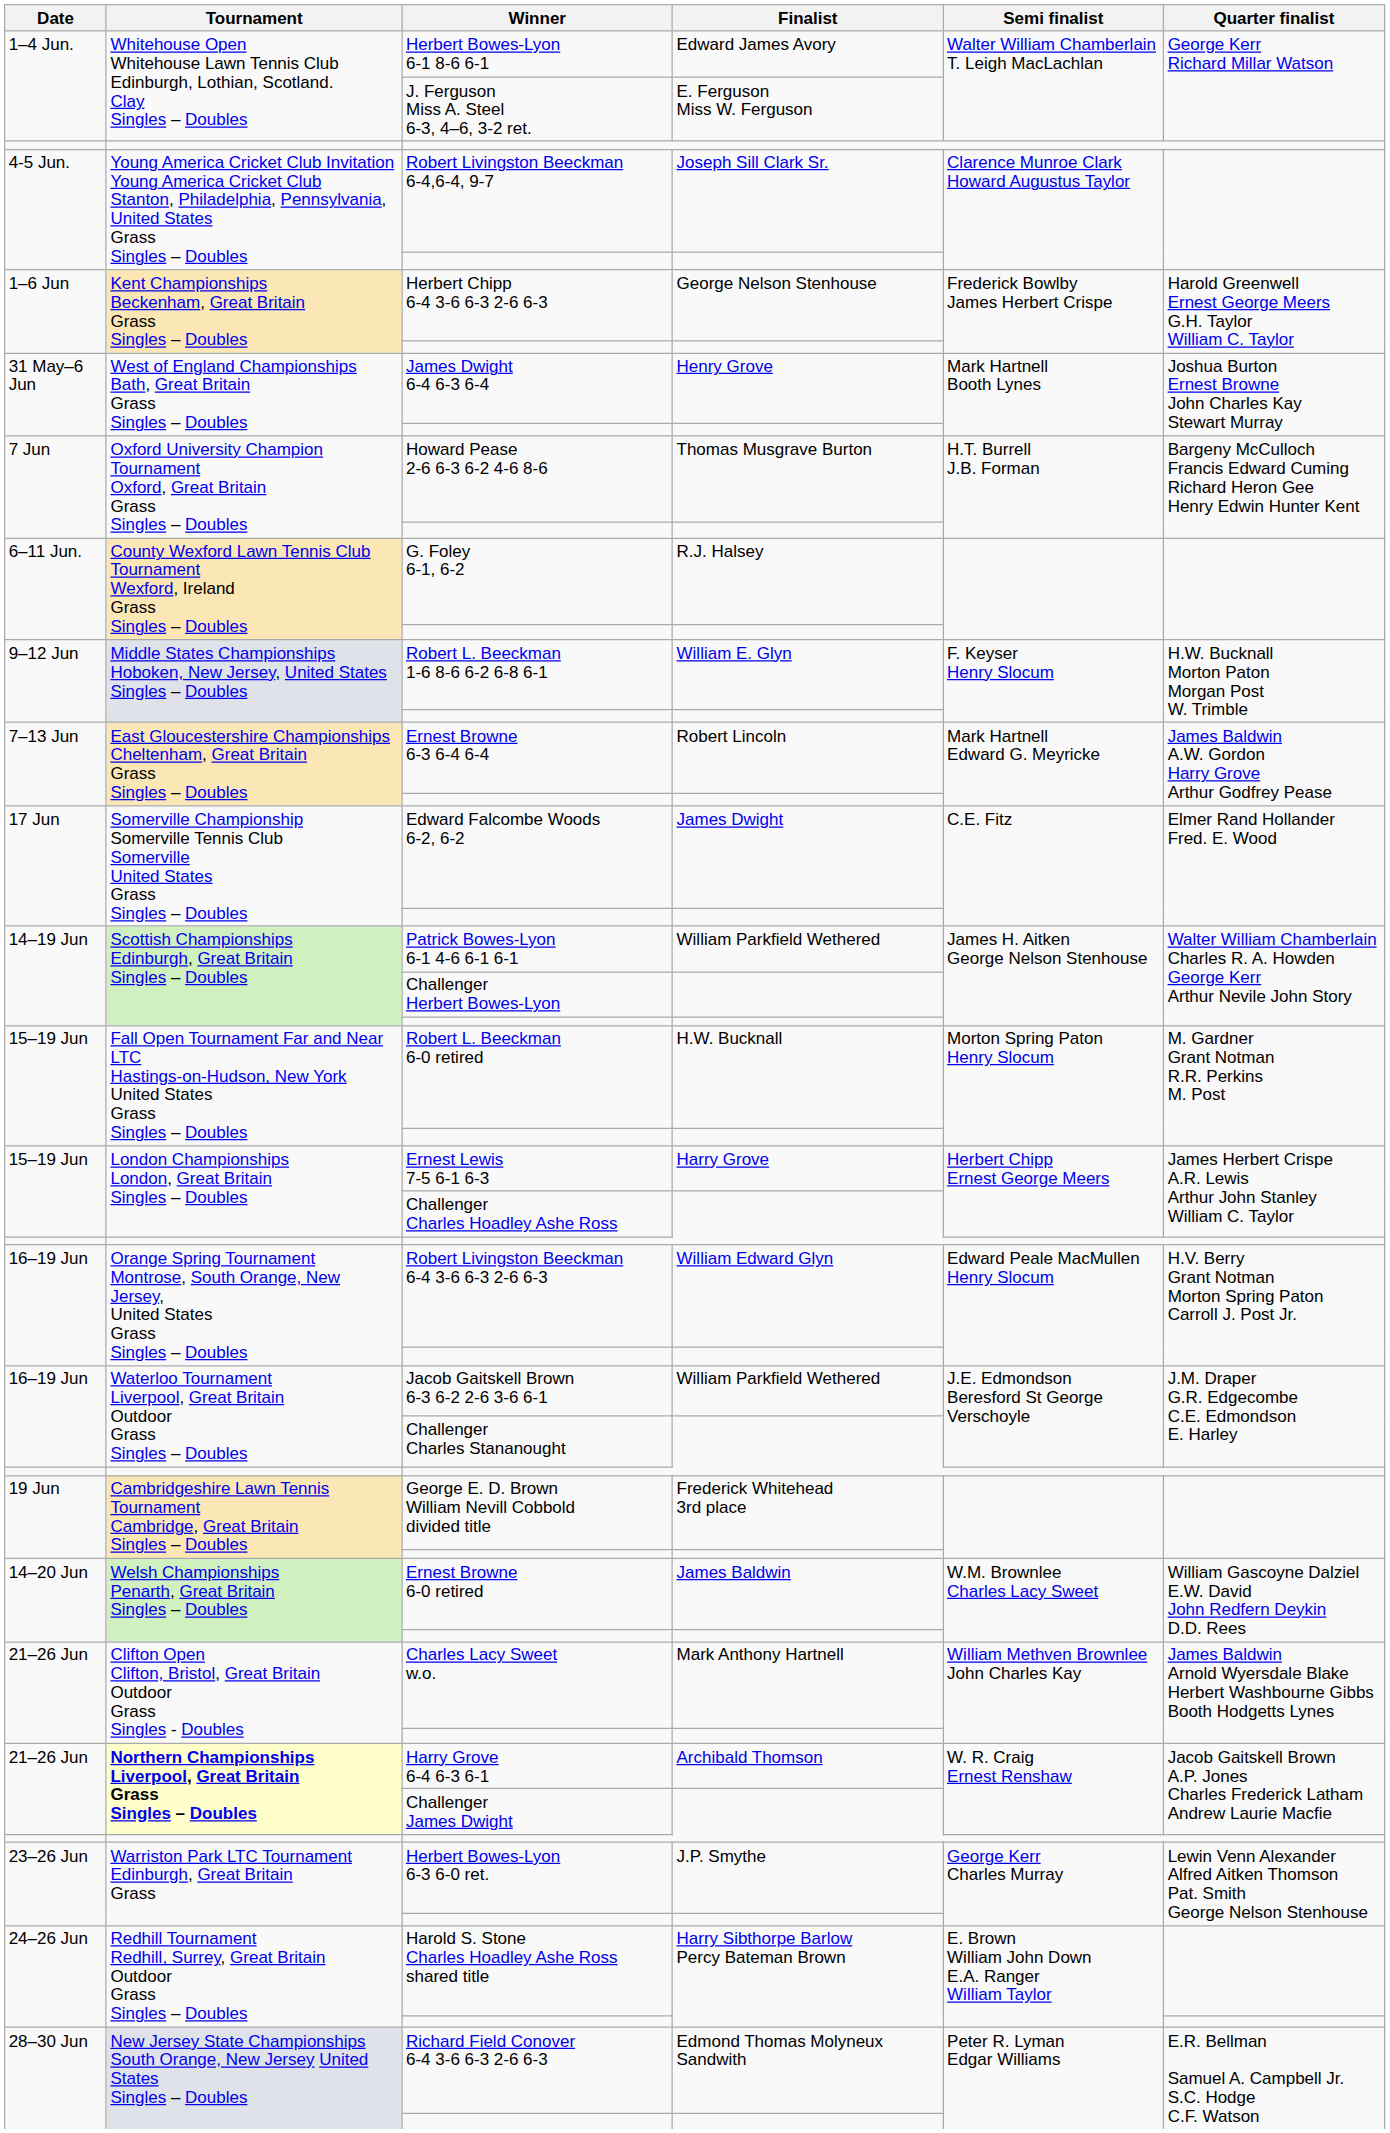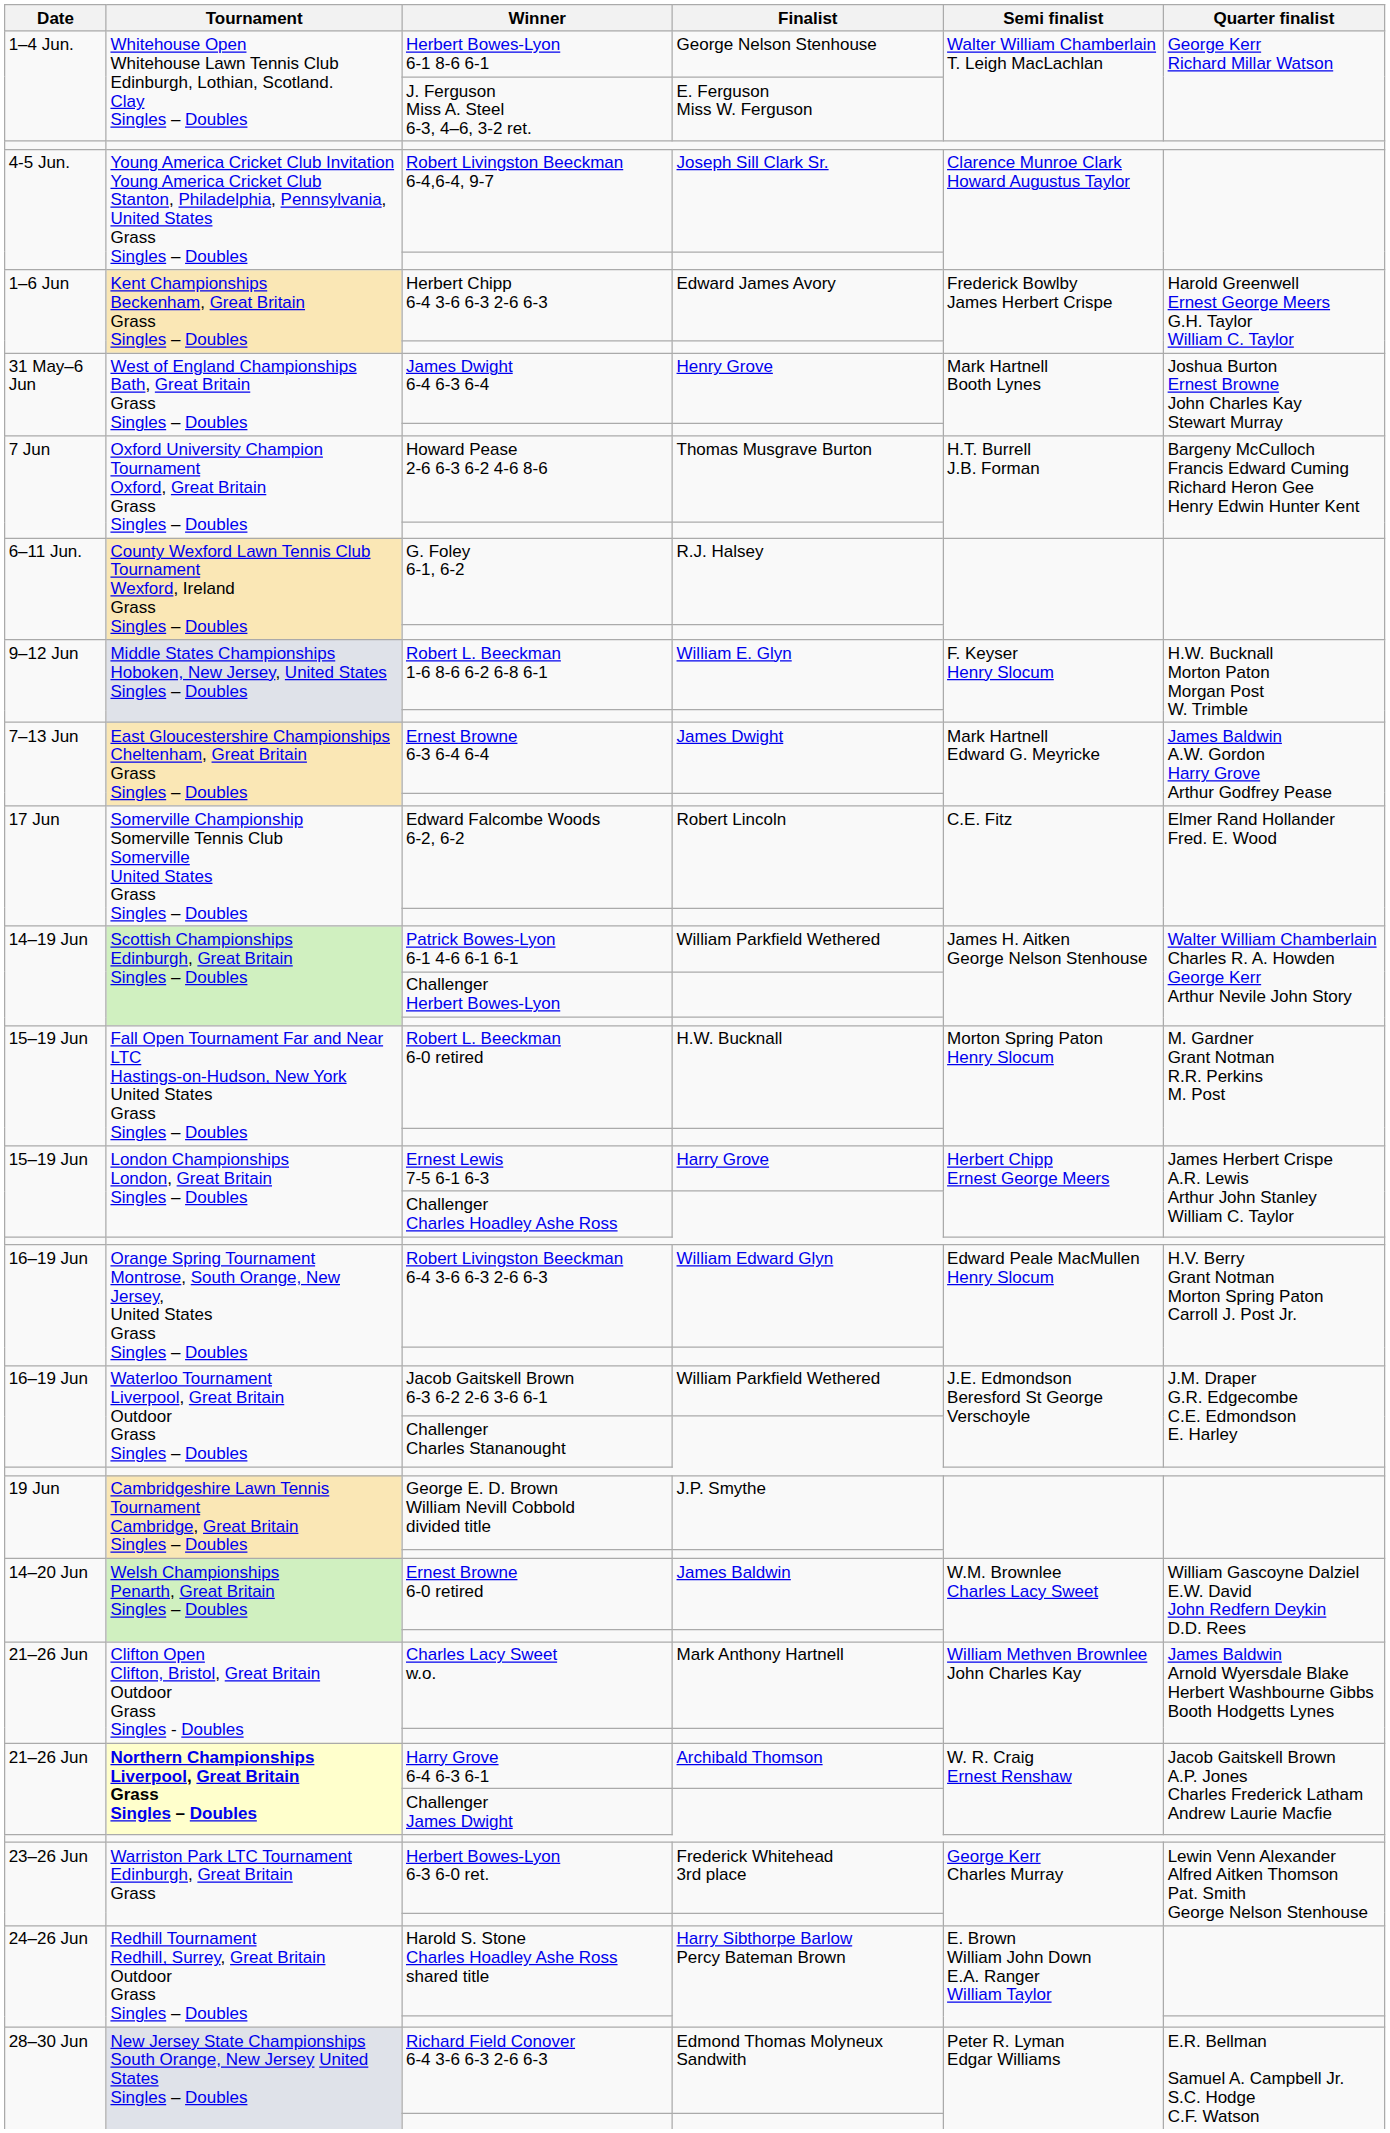(756, 44) Edward James Avory -> (777, 44) George Nelson Stenhouse
(777, 283) George Nelson Stenhouse -> (756, 283) Edward James Avory
(731, 736) Robert Lincoln -> (730, 736) James Dwight
(730, 819) James Dwight -> (731, 819) Robert Lincoln
(755, 1498) Frederick Whitehead 3rd place -> (721, 1488) J.P. Smythe
(721, 1855) J.P. Smythe -> (755, 1865) Frederick Whitehead 3rd place
